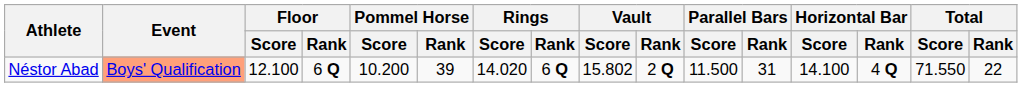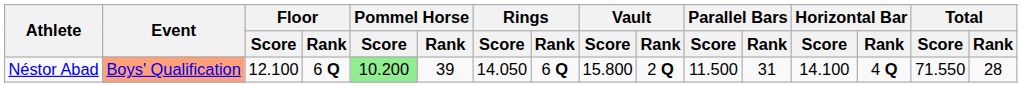(384, 70) no background -> (384, 70) lightgreen background
(502, 70) 14.020 -> (502, 70) 14.050
(608, 70) 15.802 -> (608, 70) 15.800
(993, 70) 22 -> (993, 70) 28
